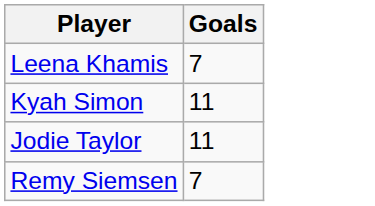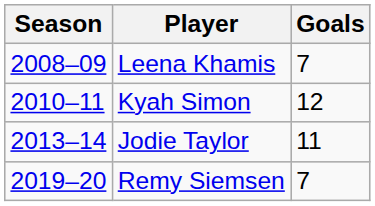+ column: (58, 24)
(202, 102) 11 -> (310, 102) 12
